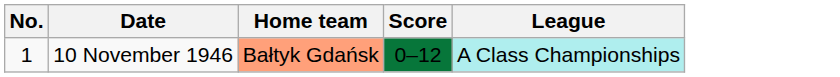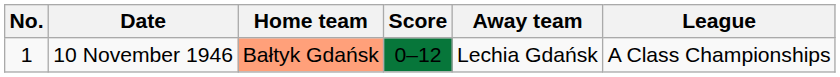+ column: (527, 21)
(569, 54) paleturquoise background -> (719, 54) no background
